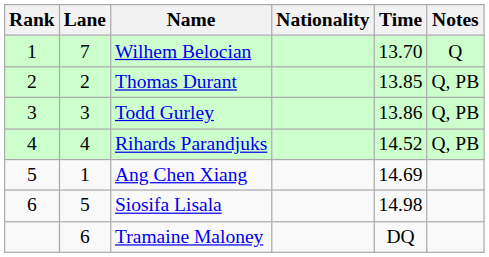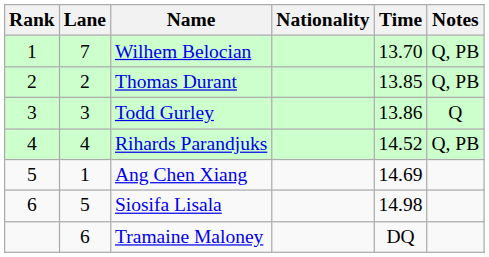(455, 50) Q -> (455, 50) Q, PB
(455, 112) Q, PB -> (455, 112) Q
